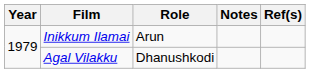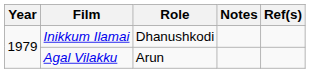(150, 36) Arun -> (175, 36) Dhanushkodi
(175, 57) Dhanushkodi -> (150, 57) Arun
